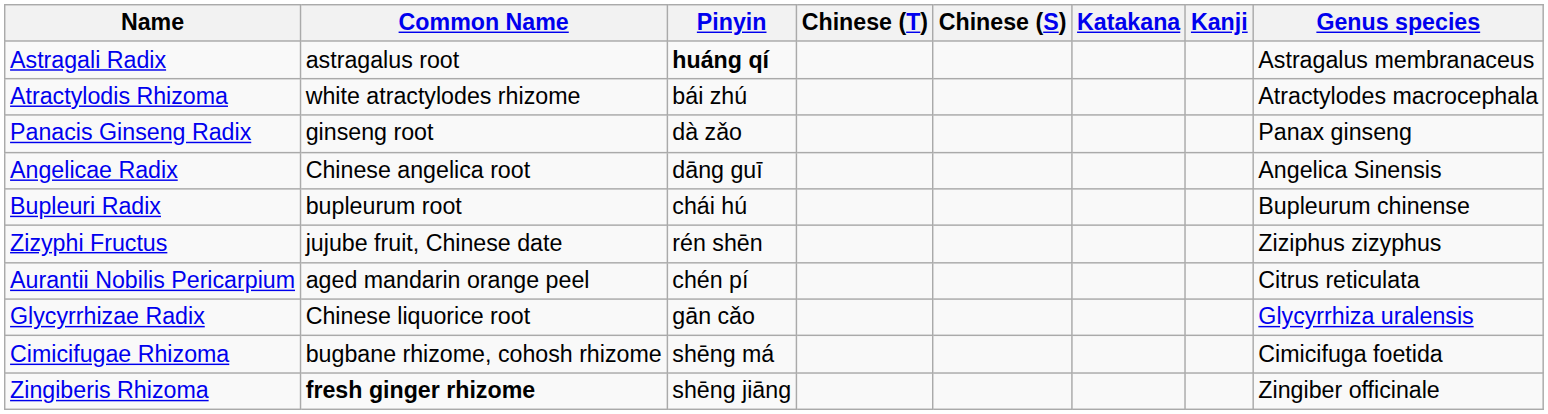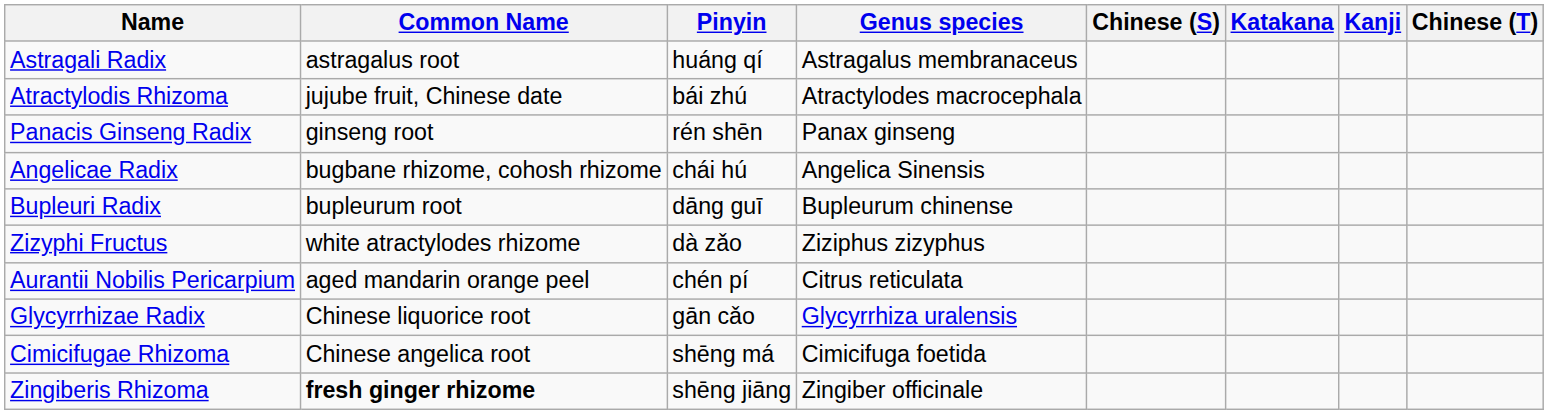columns swapped: (865, 22) <-> (1398, 22)
(721, 59) bold -> (718, 59) normal
(443, 96) white atractylodes rhizome -> (434, 96) jujube fruit, Chinese date
(707, 133) dà zǎo -> (718, 133) rén shēn
(418, 170) Chinese angelica root -> (484, 170) bugbane rhizome, cohosh rhizome
(718, 170) dāng guī -> (710, 170) chái hú
(710, 206) chái hú -> (718, 206) dāng guī
(434, 243) jujube fruit, Chinese date -> (443, 243) white atractylodes rhizome
(718, 243) rén shēn -> (707, 243) dà zǎo
(484, 354) bugbane rhizome, cohosh rhizome -> (418, 354) Chinese angelica root
